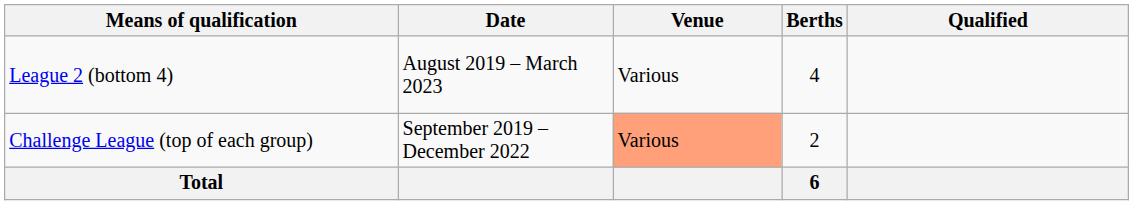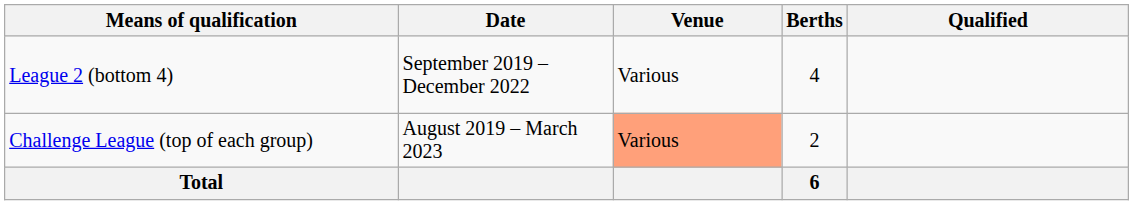(490, 74) August 2019 – March 2023 -> (475, 74) September 2019 – December 2022
(475, 140) September 2019 – December 2022 -> (490, 140) August 2019 – March 2023
